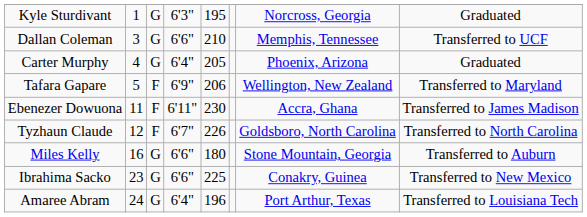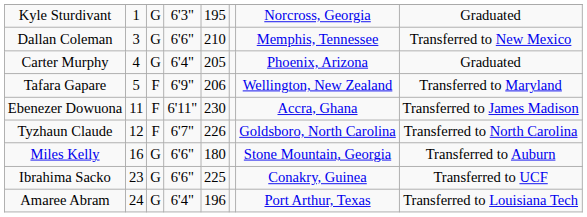(491, 39) Transferred to UCF -> (491, 39) Transferred to New Mexico
(491, 177) Transferred to New Mexico -> (491, 177) Transferred to UCF
